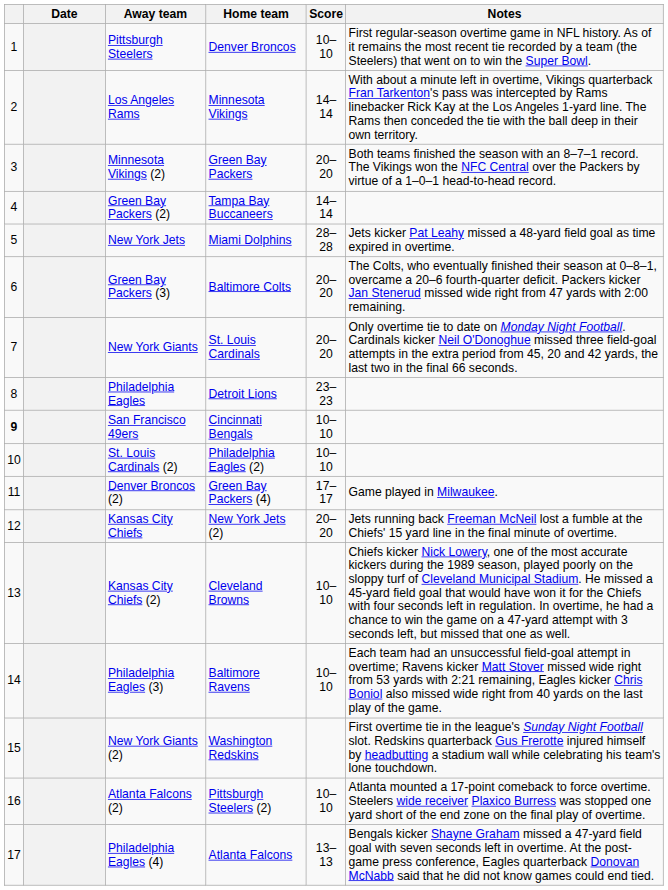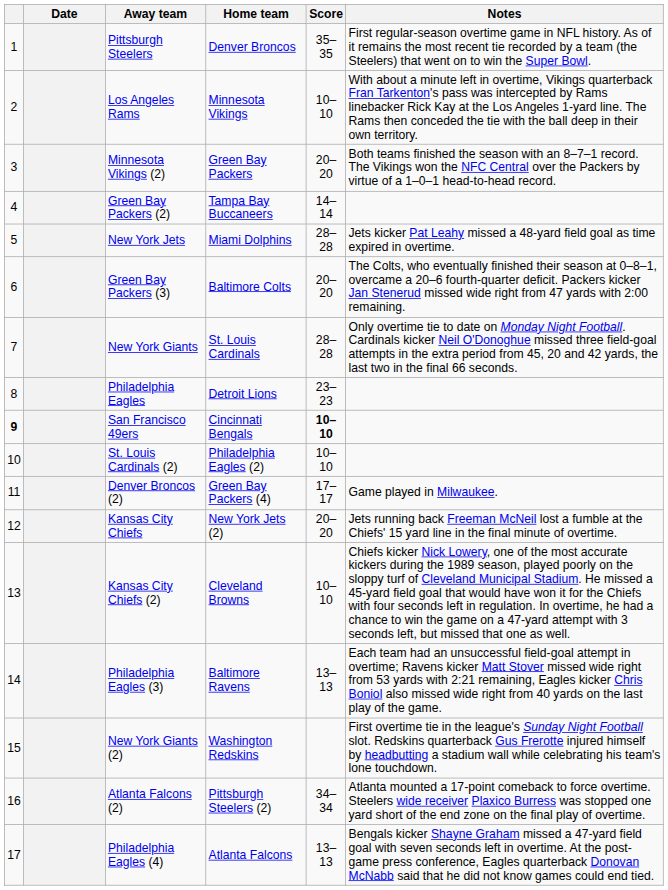(326, 47) 10–10 -> (326, 47) 35–35
(326, 107) 14–14 -> (326, 107) 10–10
(326, 347) 20–20 -> (326, 347) 28–28
(326, 427) normal -> (326, 427) bold
(326, 680) 10–10 -> (326, 680) 13–13
(326, 801) 10–10 -> (326, 801) 34–34
